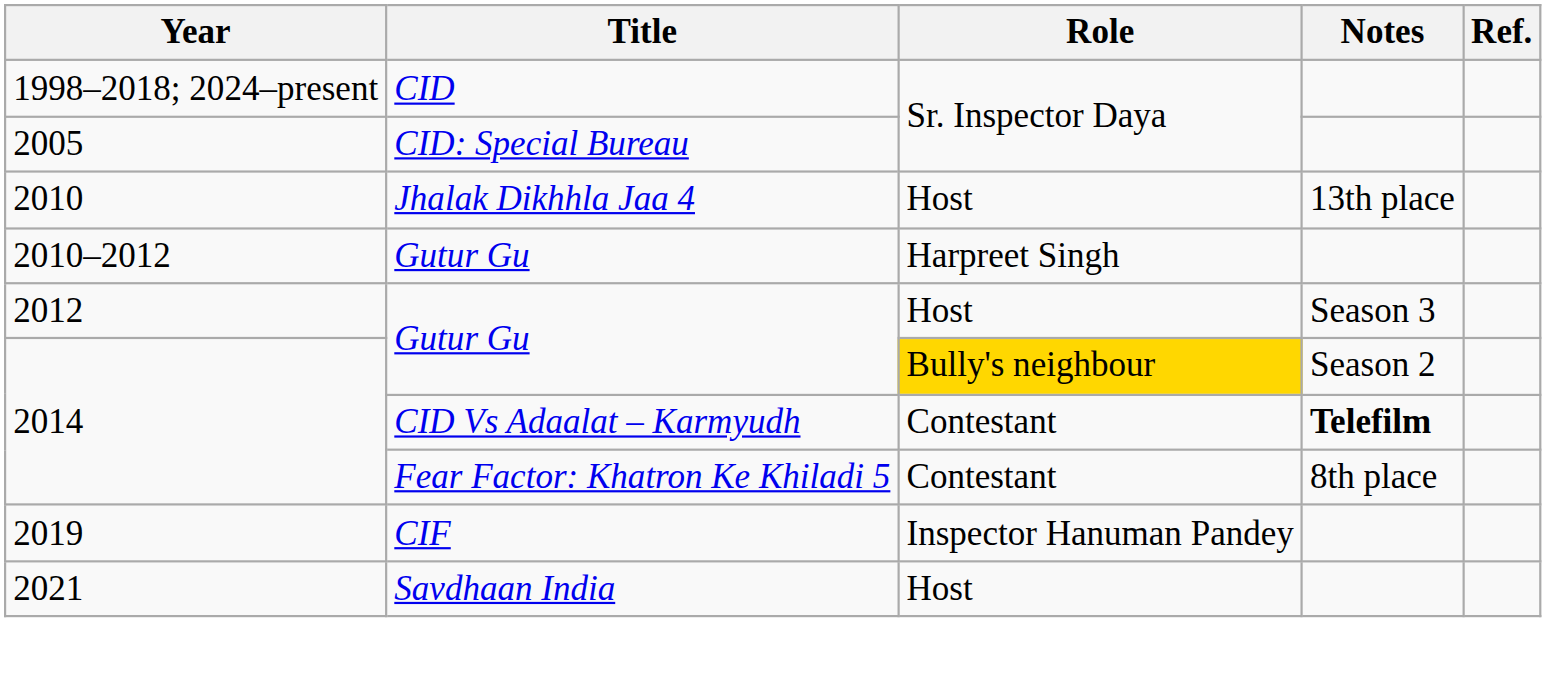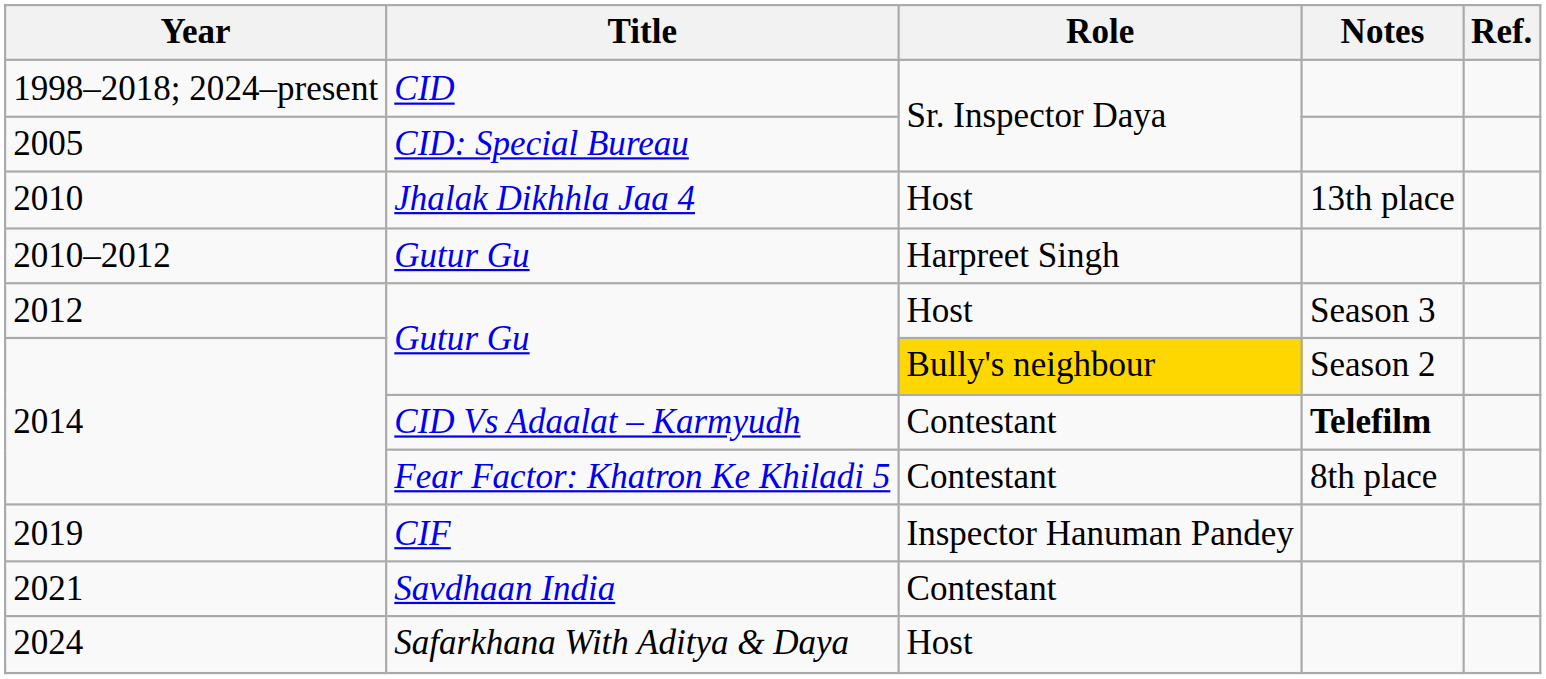(940, 587) Host -> (981, 587) Contestant
+ row: (48, 643)
